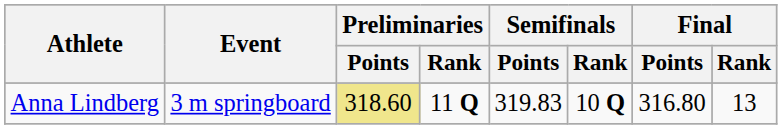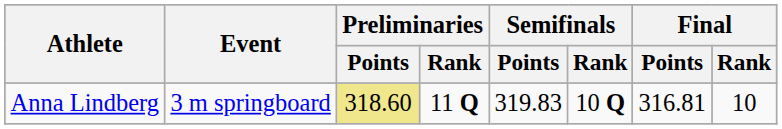(672, 103) 316.80 -> (672, 103) 316.81
(744, 103) 13 -> (744, 103) 10
